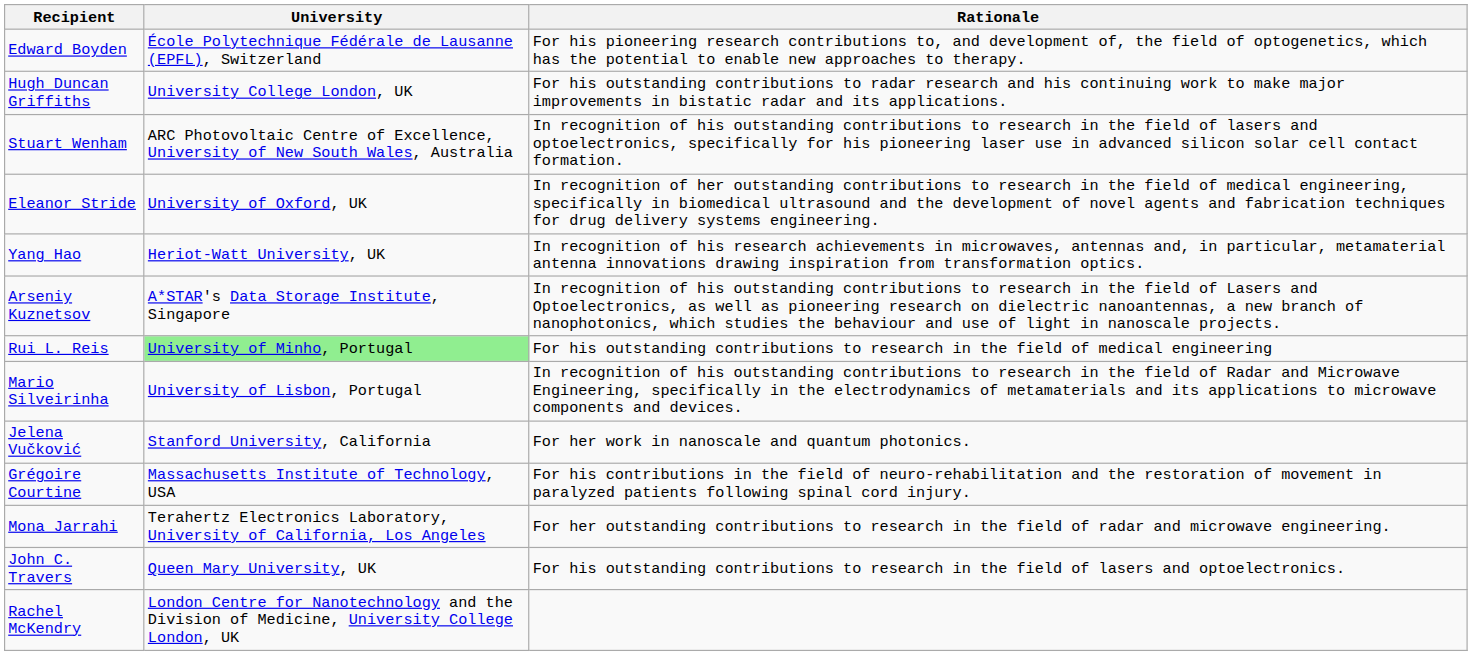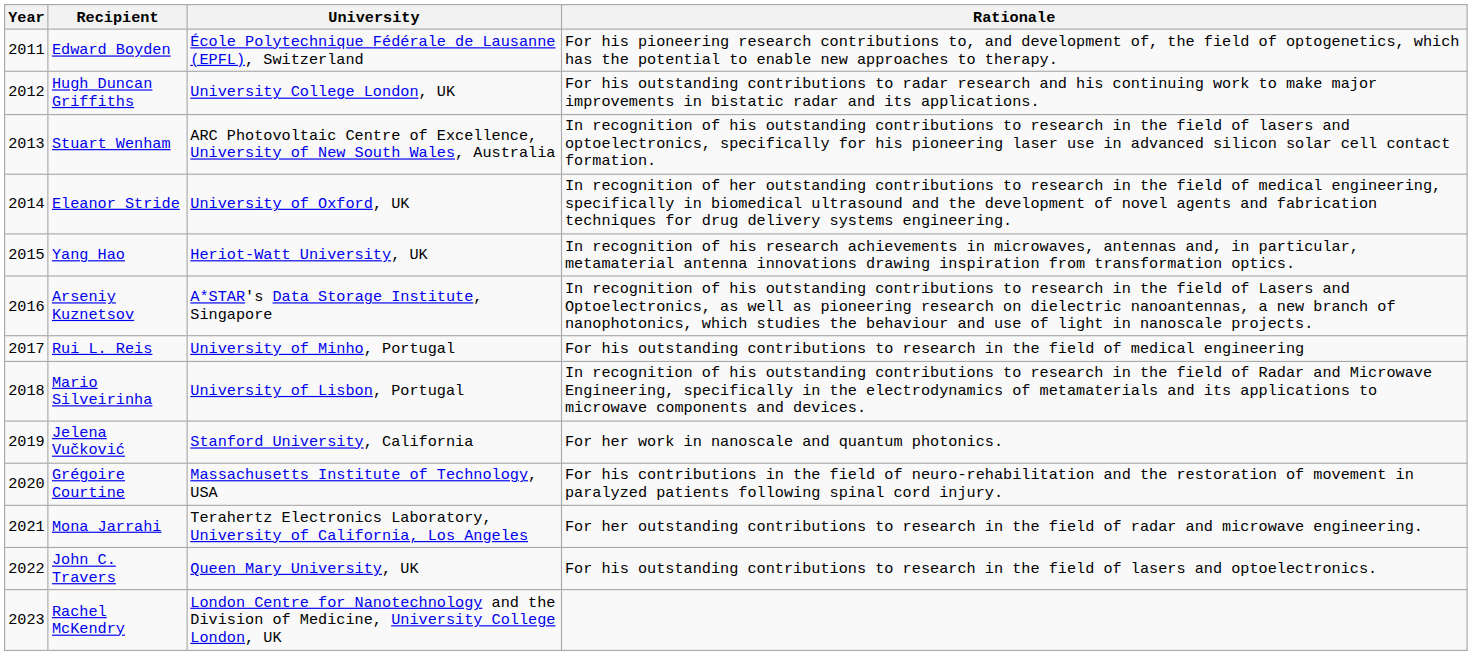+ column: (26, 17)
(280, 348) lightgreen background -> (323, 348) no background
